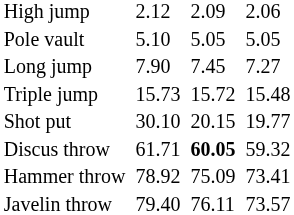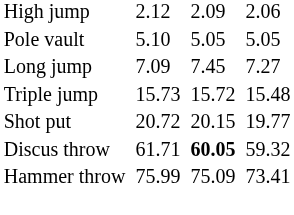(153, 66) 7.90 -> (153, 66) 7.09
(158, 121) 30.10 -> (158, 121) 20.72
(158, 176) 78.92 -> (158, 176) 75.99
- row: (58, 204)
